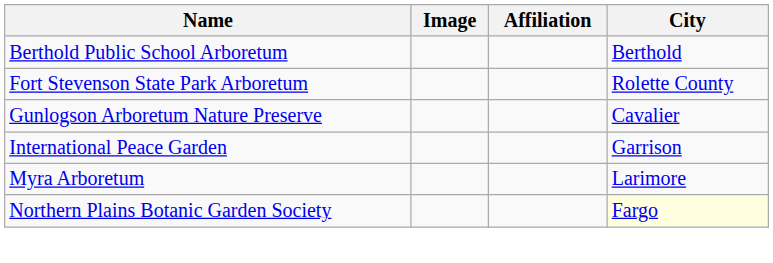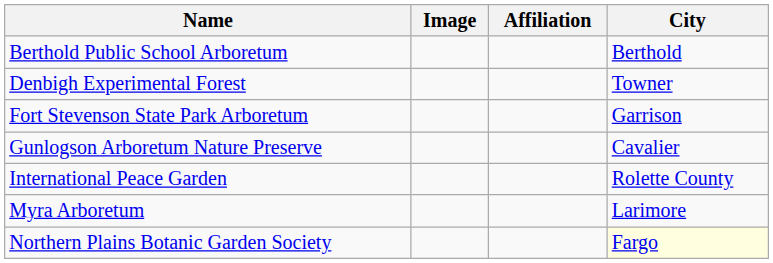+ row: (128, 83)
(673, 83) Rolette County -> (647, 115) Garrison
(647, 147) Garrison -> (673, 178) Rolette County
